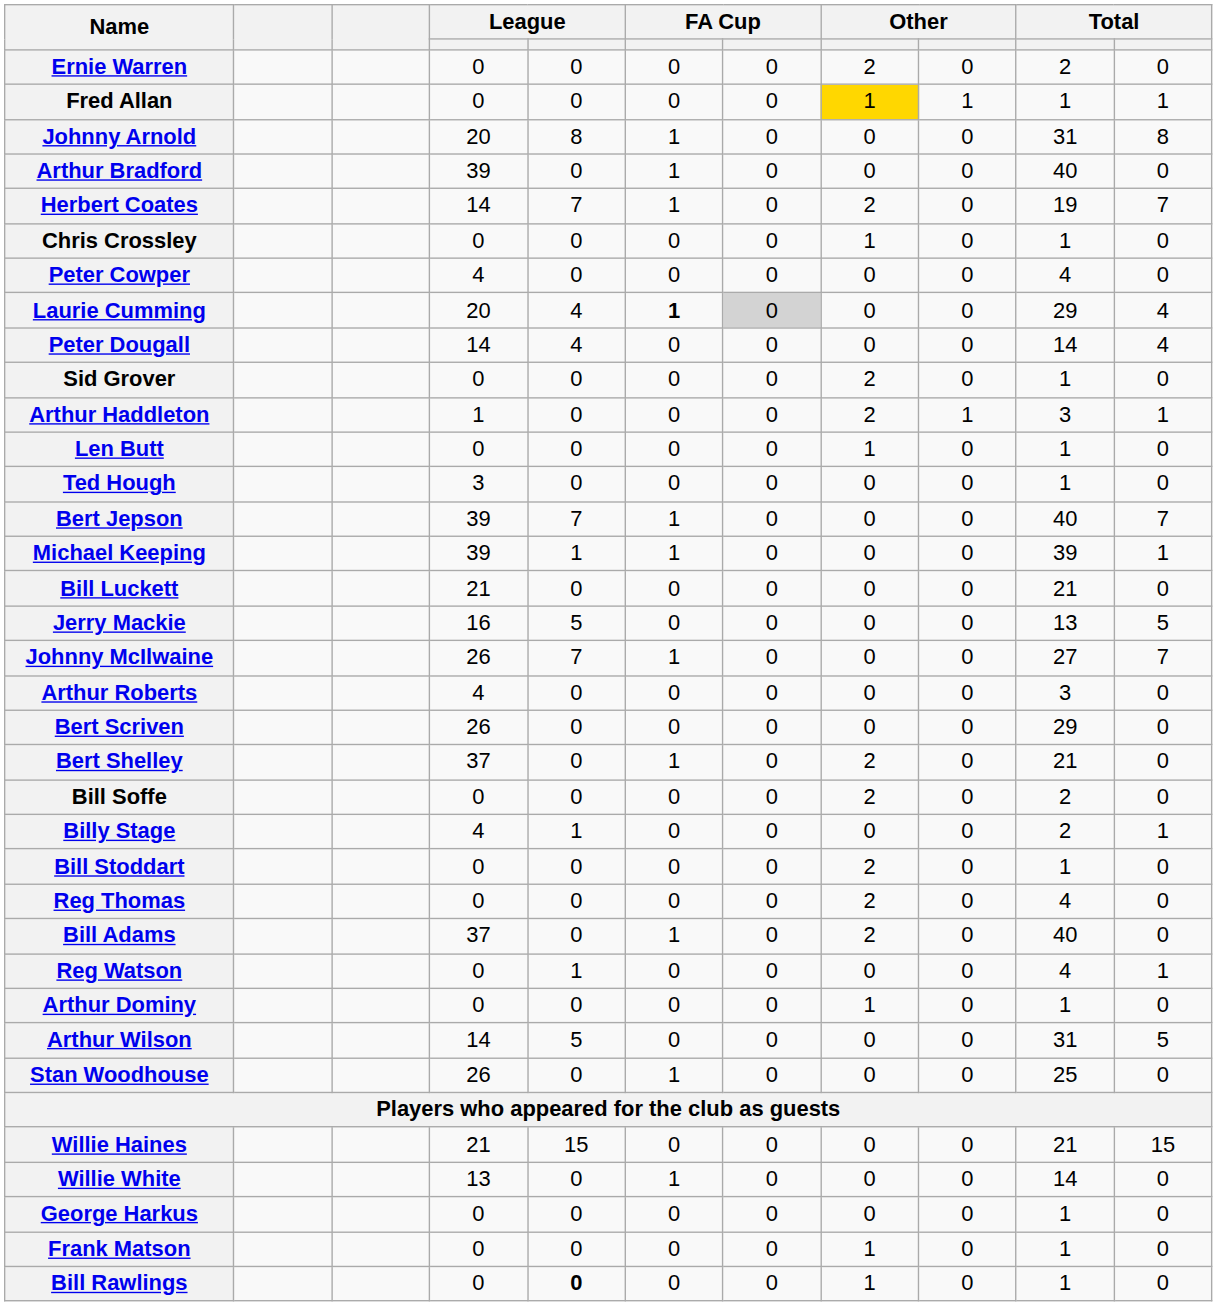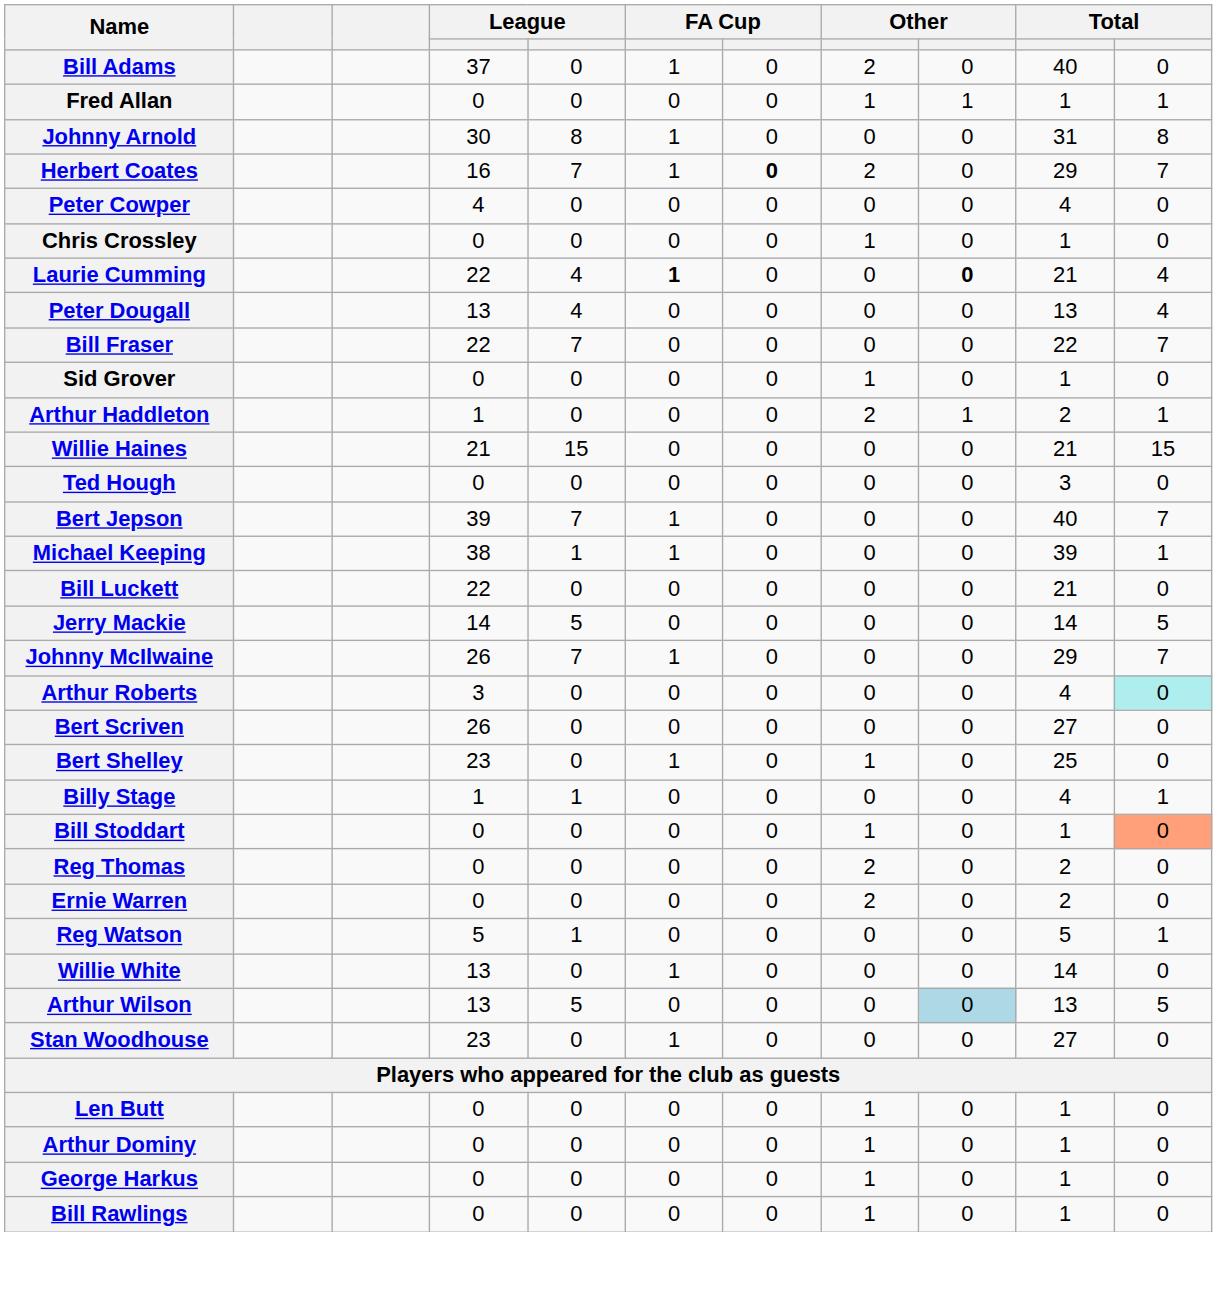rows swapped: (119, 935) <-> (119, 66)
(870, 101) gold background -> (870, 101) no background
(478, 136) 20 -> (478, 136) 30
- row: (119, 171)
(478, 205) 14 -> (478, 171) 16
(772, 205) normal -> (772, 171) bold
(1065, 205) 19 -> (1065, 171) 29
rows swapped: (119, 275) <-> (119, 240)
(478, 310) 20 -> (478, 275) 22
(772, 310) lightgrey background -> (772, 275) no background
(967, 310) normal -> (967, 275) bold
(1065, 310) 29 -> (1065, 275) 21
(478, 344) 14 -> (478, 310) 13
(1065, 344) 14 -> (1065, 310) 13
+ row: (119, 344)
(870, 379) 2 -> (870, 379) 1
(1065, 414) 3 -> (1065, 414) 2
rows swapped: (119, 1144) <-> (119, 449)
(478, 483) 3 -> (478, 483) 0
(1065, 483) 1 -> (1065, 483) 3
(478, 553) 39 -> (478, 553) 38
(478, 588) 21 -> (478, 588) 22
(478, 622) 16 -> (478, 622) 14
(1065, 622) 13 -> (1065, 622) 14
(1065, 657) 27 -> (1065, 657) 29
(478, 692) 4 -> (478, 692) 3
(1065, 692) 3 -> (1065, 692) 4
(1163, 692) no background -> (1163, 692) paleturquoise background
(1065, 727) 29 -> (1065, 727) 27
(478, 762) 37 -> (478, 762) 23
(870, 762) 2 -> (870, 762) 1
(1065, 762) 21 -> (1065, 762) 25
- row: (119, 796)
(478, 831) 4 -> (478, 796) 1
(1065, 831) 2 -> (1065, 796) 4
(870, 866) 2 -> (870, 831) 1
(1163, 866) no background -> (1163, 831) lightsalmon background
(1065, 901) 4 -> (1065, 866) 2
(478, 970) 0 -> (478, 935) 5
(1065, 970) 4 -> (1065, 935) 5
rows swapped: (119, 1179) <-> (119, 1005)
(478, 1040) 14 -> (478, 1005) 13
(967, 1040) no background -> (967, 1005) lightblue background
(1065, 1040) 31 -> (1065, 1005) 13
(478, 1074) 26 -> (478, 1040) 23
(1065, 1074) 25 -> (1065, 1040) 27
(870, 1213) 0 -> (870, 1179) 1
- row: (119, 1248)
(576, 1283) bold -> (576, 1213) normal
